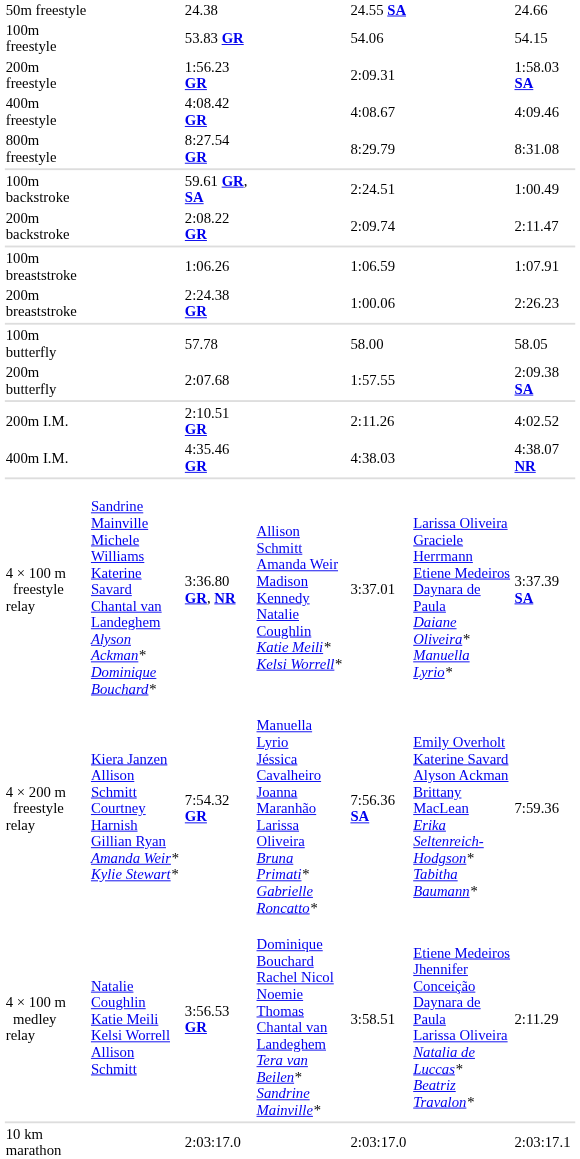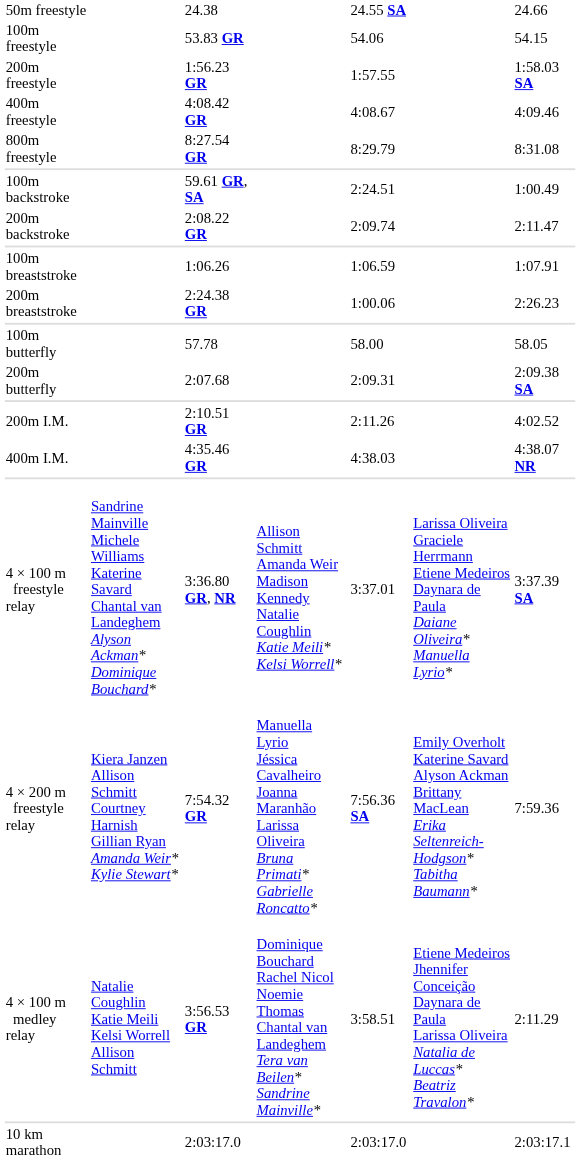(373, 75) 2:09.31 -> (373, 75) 1:57.55
(373, 380) 1:57.55 -> (373, 380) 2:09.31
